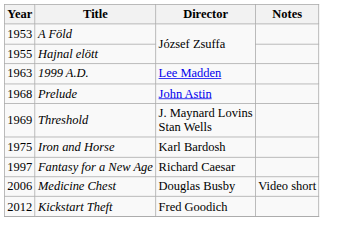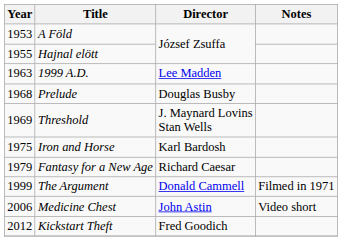(185, 93) John Astin -> (197, 93) Douglas Busby
(20, 166) 1997 -> (20, 166) 1979
+ row: (73, 186)
(197, 186) Douglas Busby -> (185, 206) John Astin
